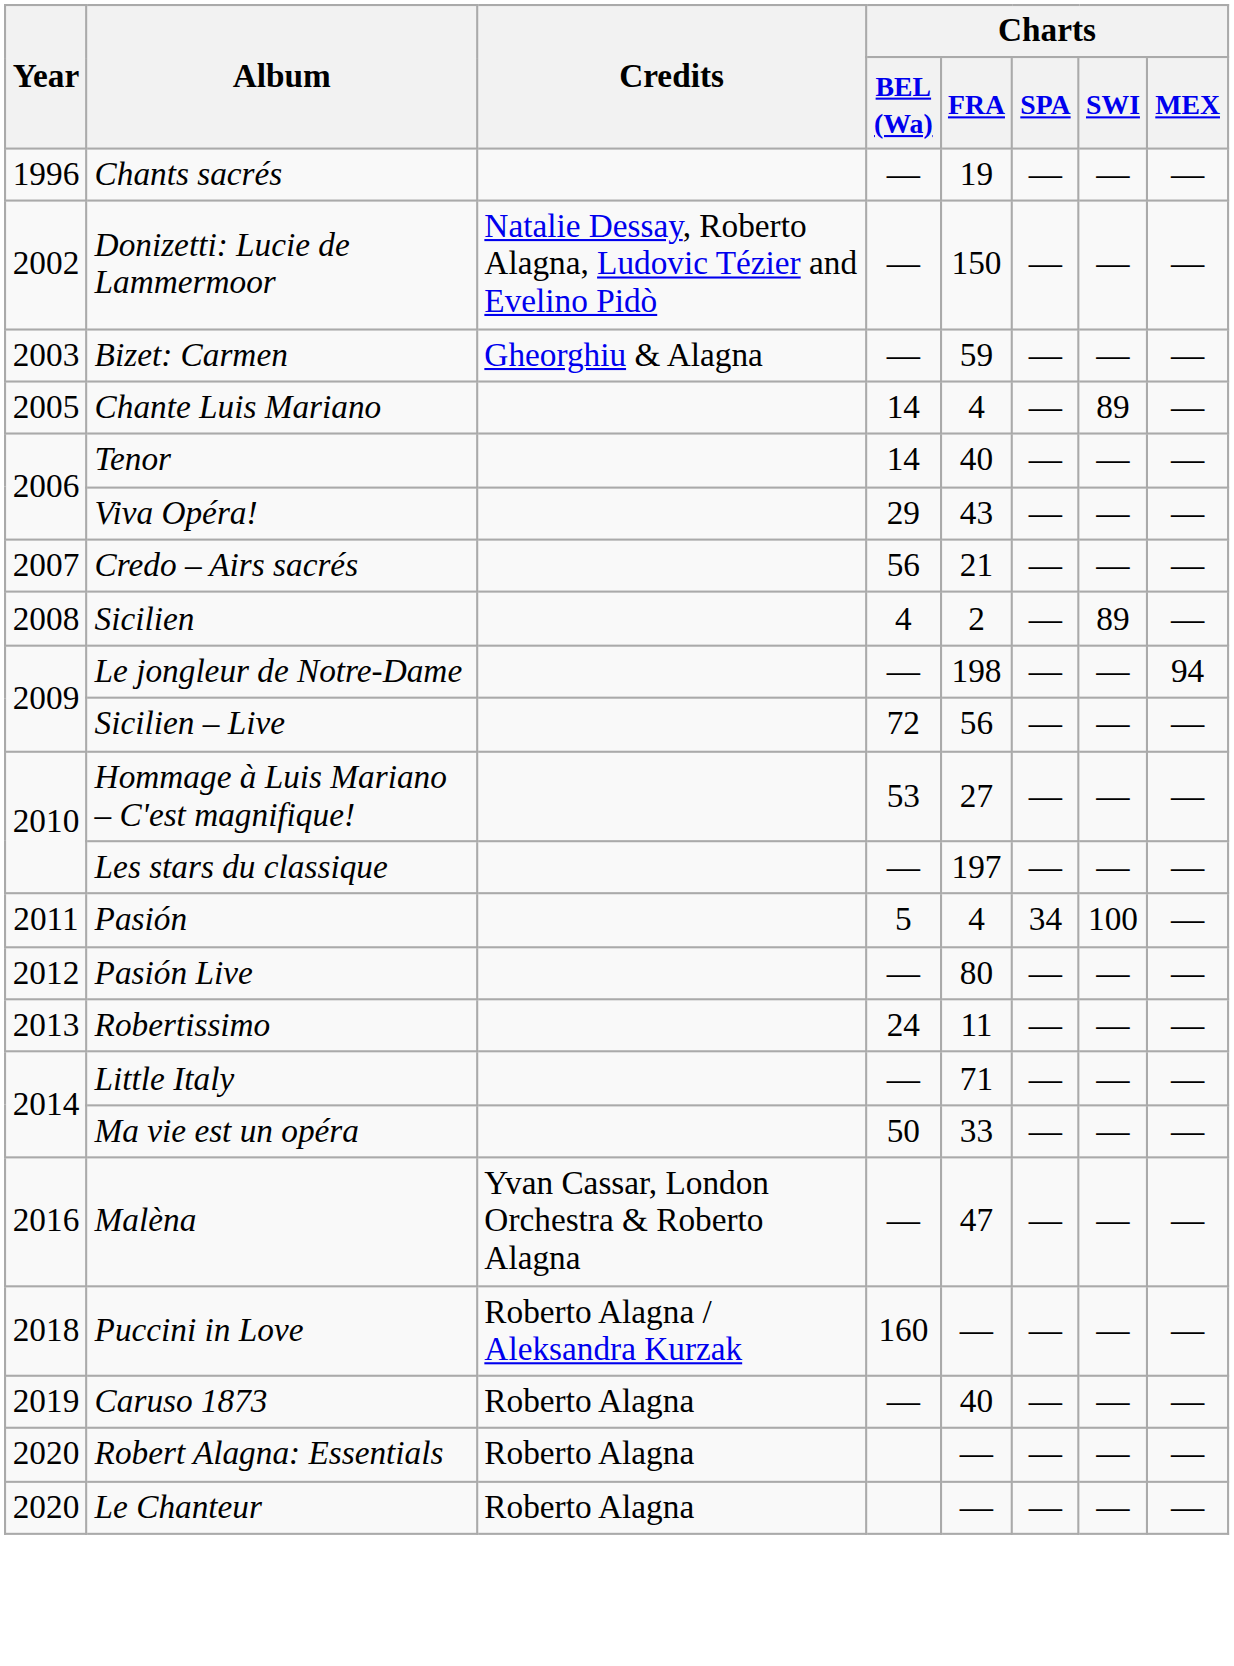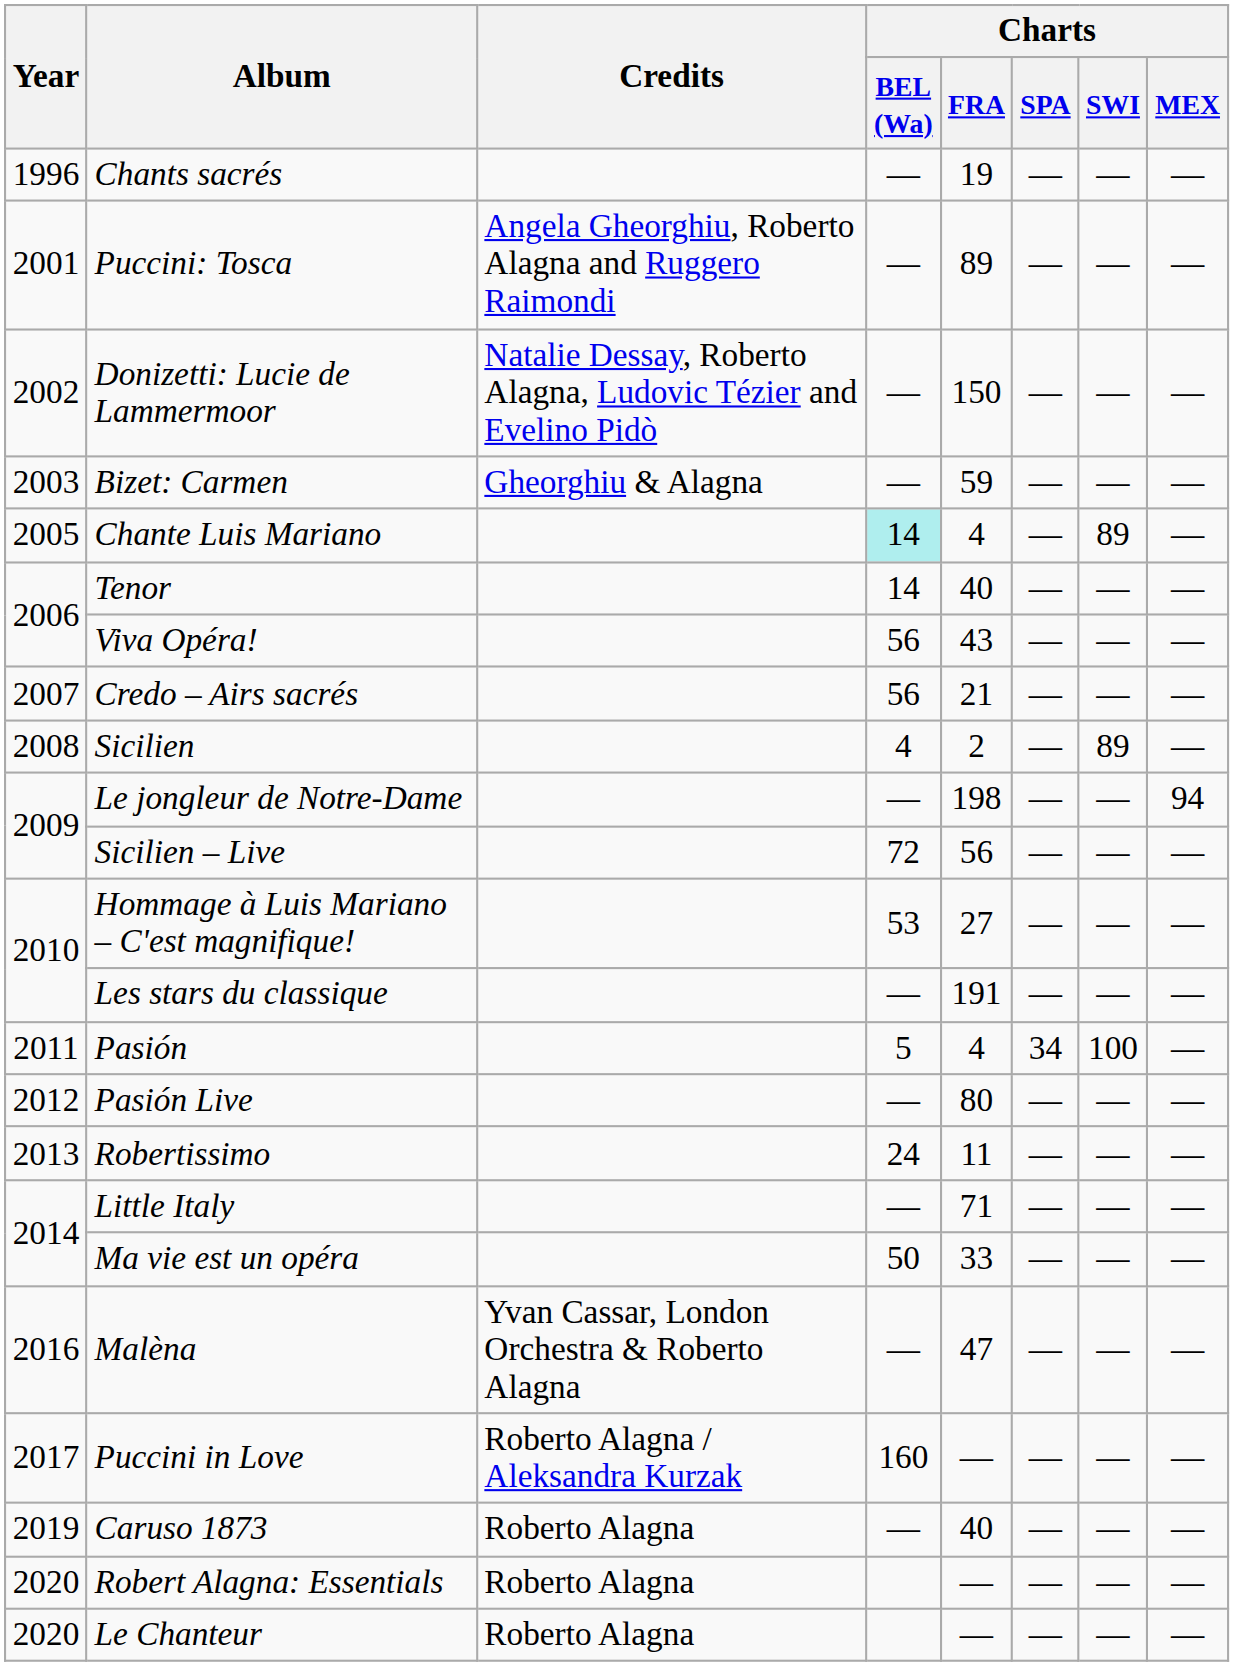+ row: (193, 264)
(903, 407) no background -> (903, 534) paleturquoise background
(903, 512) 29 -> (903, 640) 56
(976, 866) 197 -> (976, 994) 191
(46, 1329) 2018 -> (46, 1457) 2017
